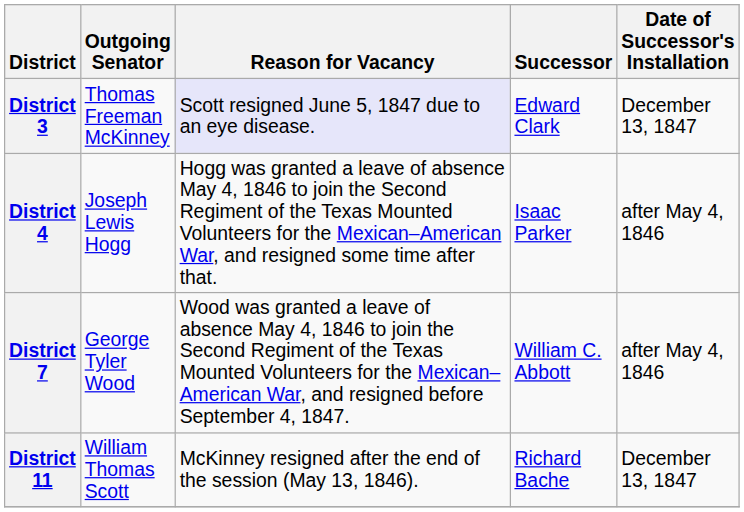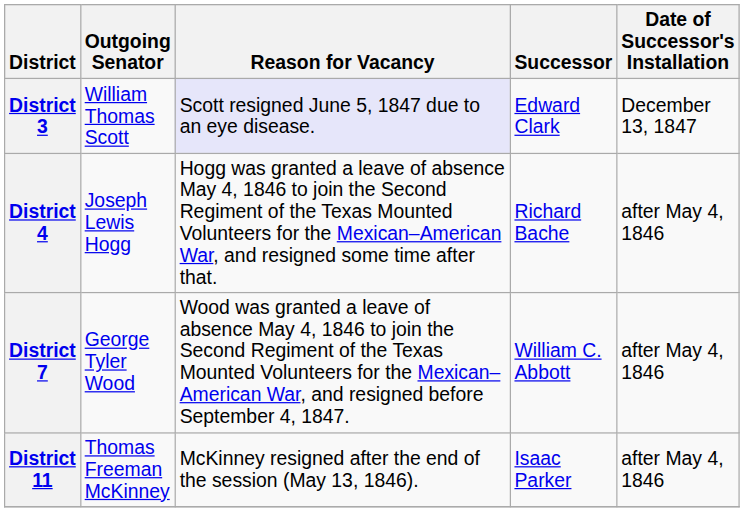(127, 115) Thomas Freeman McKinney -> (120, 115) William Thomas Scott
(543, 222) Isaac Parker -> (548, 222) Richard Bache
(120, 469) William Thomas Scott -> (127, 469) Thomas Freeman McKinney
(548, 469) Richard Bache -> (543, 469) Isaac Parker
(666, 469) December 13, 1847 -> (672, 469) after May 4, 1846
